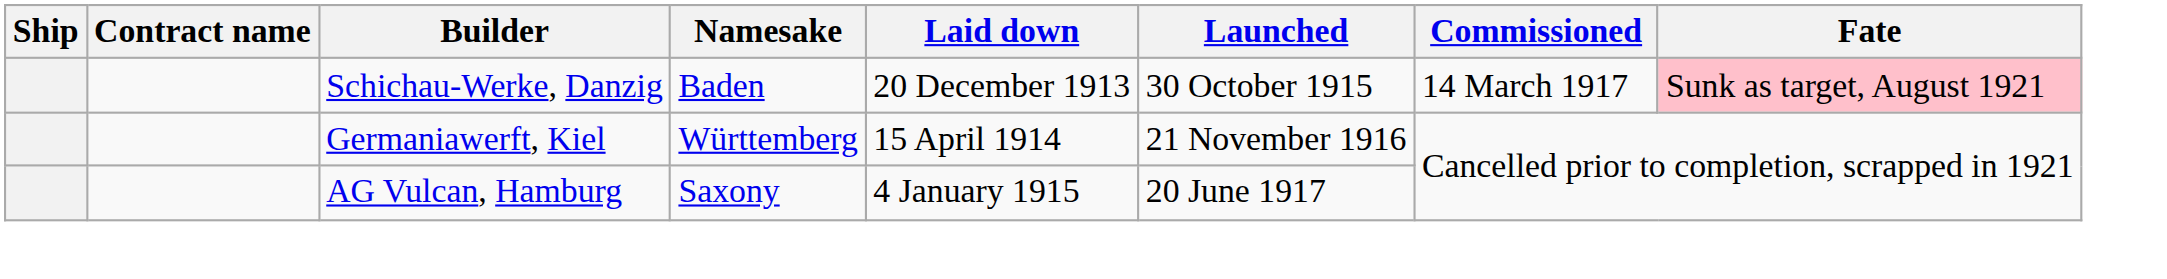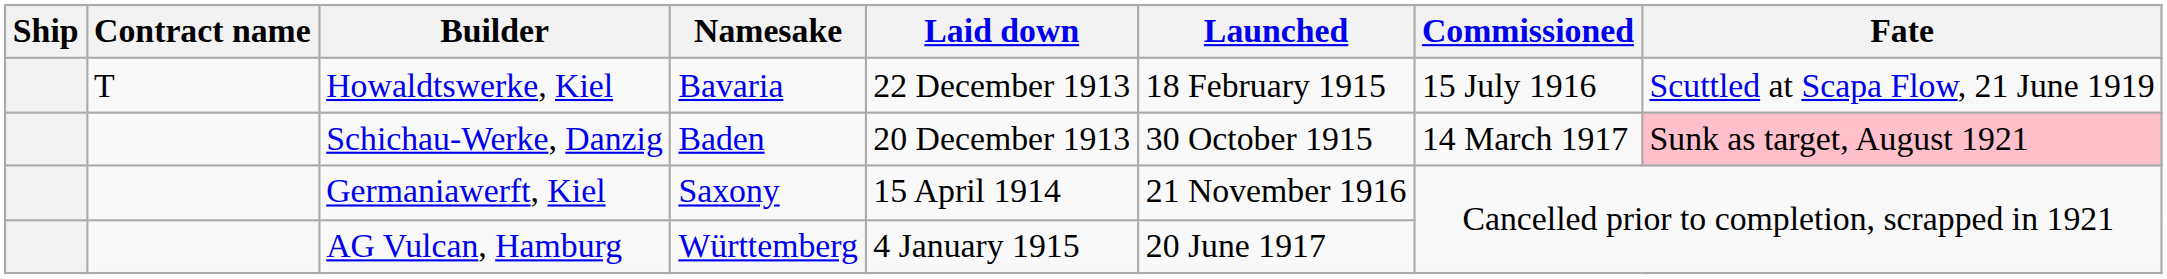+ row: (470, 84)
(768, 138) Württemberg -> (729, 191) Saxony
(729, 191) Saxony -> (768, 245) Württemberg
